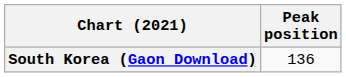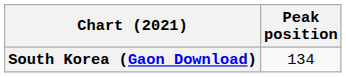(301, 60) 136 -> (301, 60) 134
